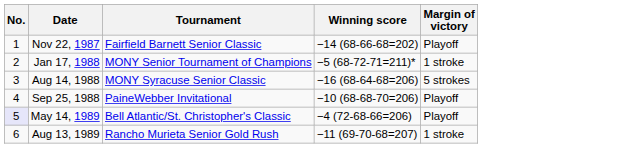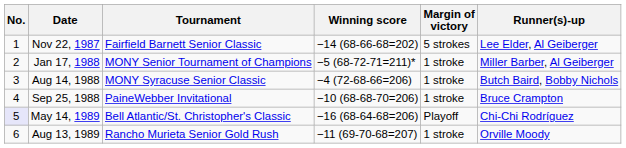+ column: (549, 20)
(441, 44) Playoff -> (447, 44) 5 strokes
(368, 80) −16 (68-64-68=206) -> (364, 80) −4 (72-68-66=206)
(447, 80) 5 strokes -> (444, 80) 1 stroke
(441, 99) Playoff -> (444, 99) 1 stroke
(364, 117) −4 (72-68-66=206) -> (368, 117) −16 (68-64-68=206)
